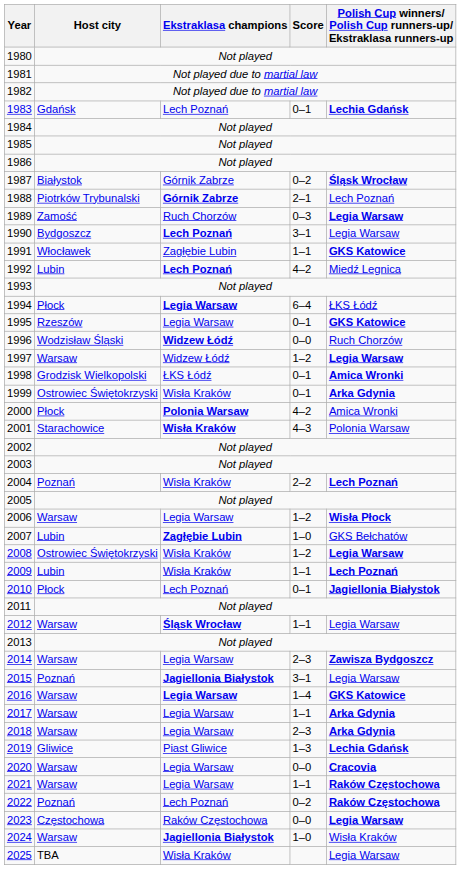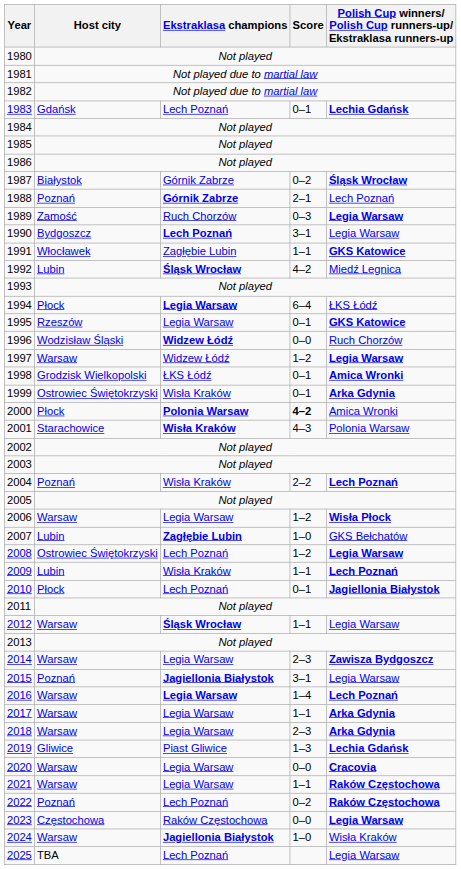(88, 198) Piotrków Trybunalski -> (56, 198) Poznań
(197, 269) Lech Poznań -> (202, 269) Śląsk Wrocław
(302, 411) normal -> (302, 411) bold
(197, 553) Wisła Kraków -> (196, 553) Lech Poznań
(367, 695) GKS Katowice -> (363, 695) Lech Poznań
(197, 855) Wisła Kraków -> (196, 855) Lech Poznań
